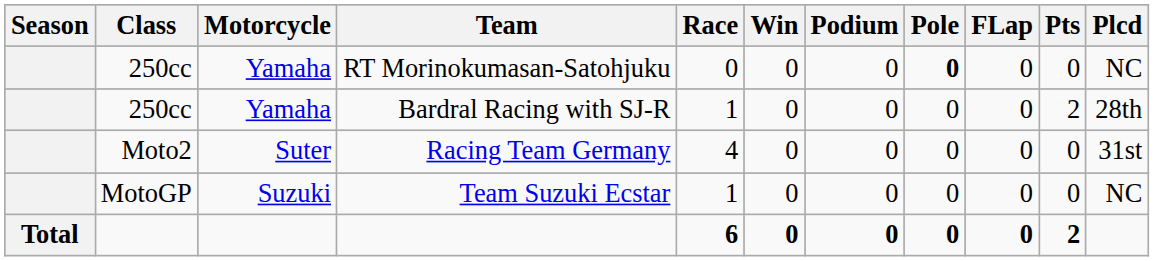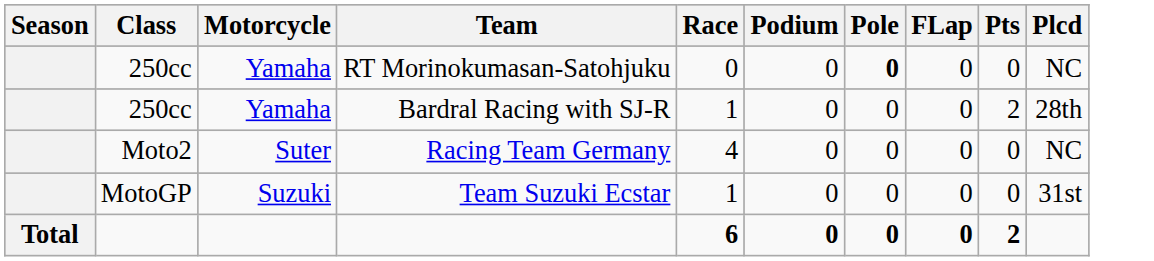- column: (774, 25)
(1120, 151) 31st -> (1064, 151) NC
(1124, 192) NC -> (1060, 192) 31st
